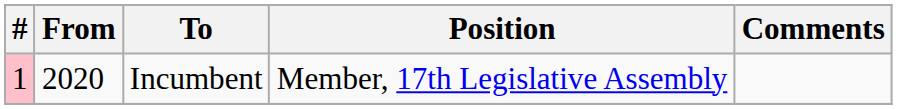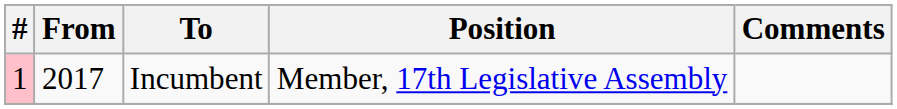(73, 78) 2020 -> (73, 78) 2017
